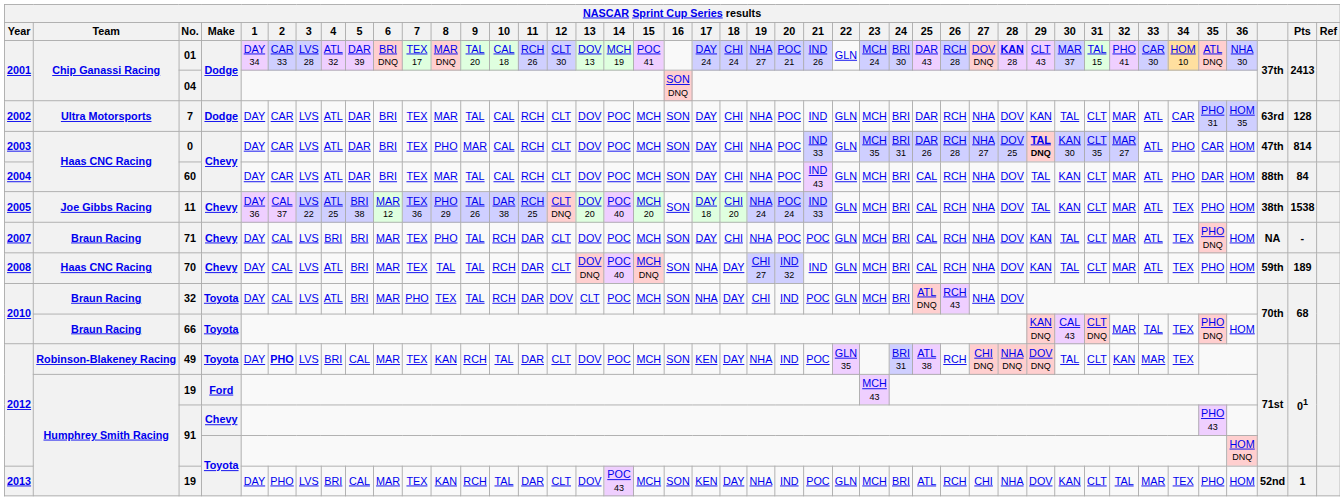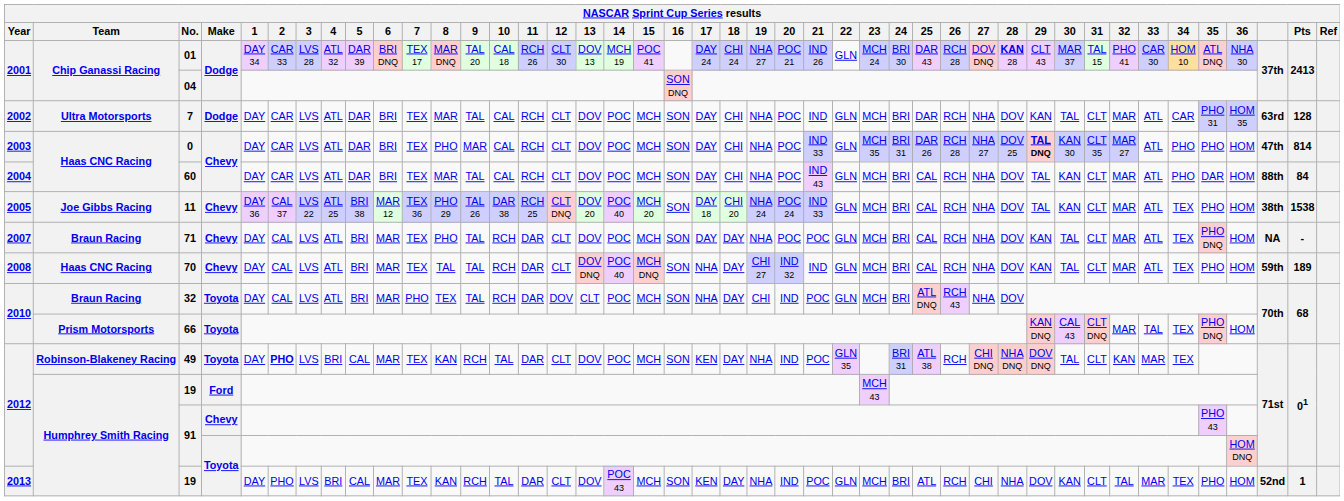(1213, 146) CAR -> (1213, 146) PHO
(333, 238) BRI -> (333, 238) ATL
(734, 238) CHI -> (734, 238) DAY
(106, 329) Braun Racing -> (106, 329) Prism Motorsports
